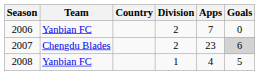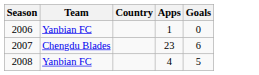- column: (176, 12)
(211, 29) 7 -> (169, 29) 1
(240, 45) lightgrey background -> (198, 45) no background
